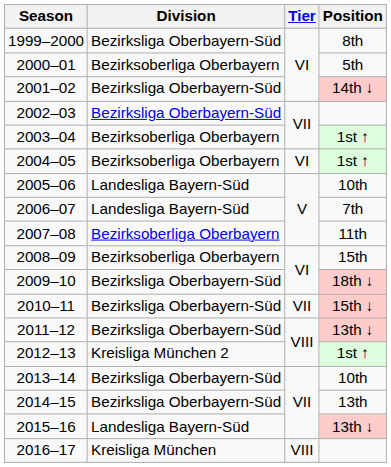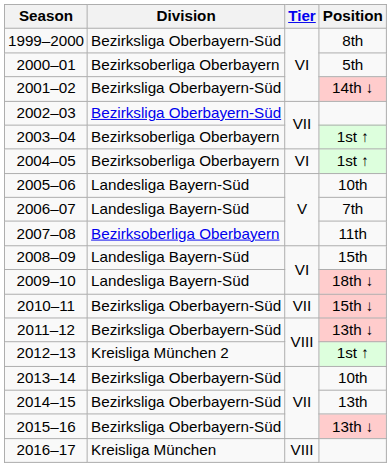(185, 257) Bezirksoberliga Oberbayern -> (170, 257) Landesliga Bayern-Süd
(186, 281) Bezirksliga Oberbayern-Süd -> (170, 281) Landesliga Bayern-Süd
(170, 426) Landesliga Bayern-Süd -> (186, 426) Bezirksliga Oberbayern-Süd
